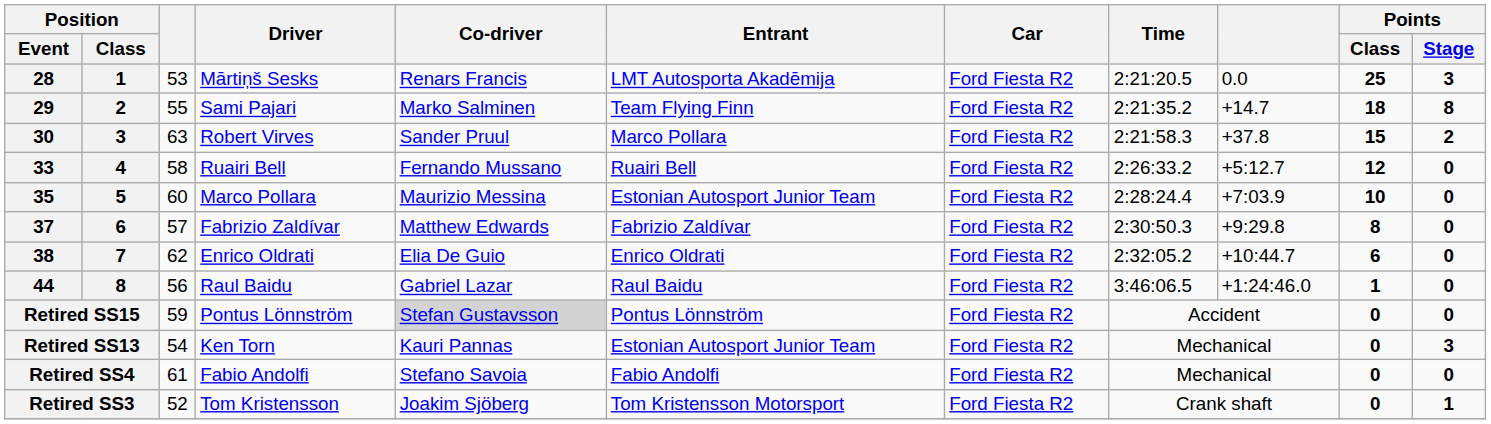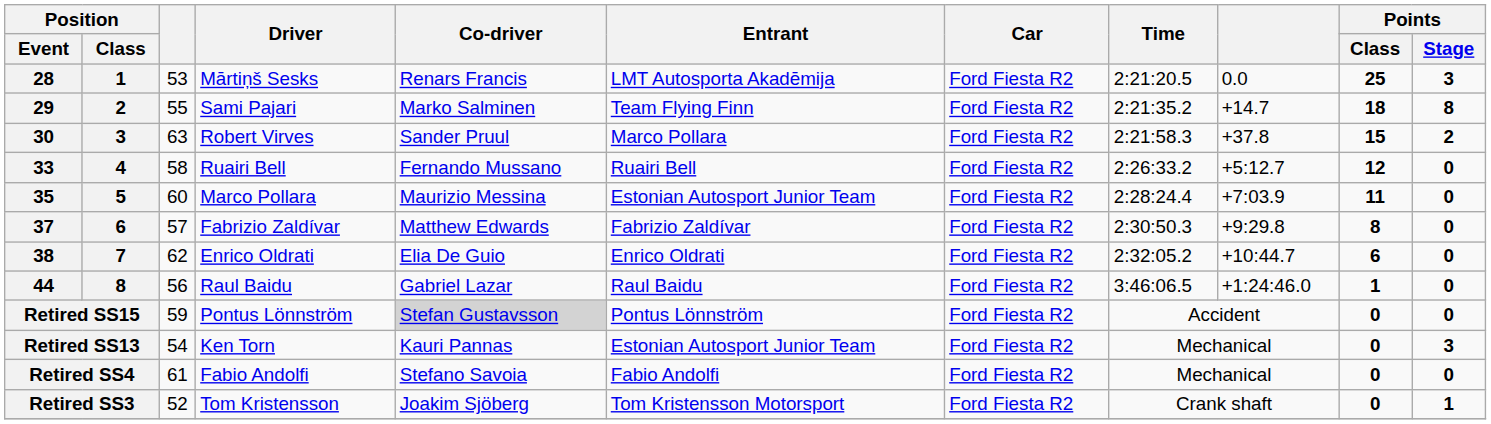(1375, 197) 10 -> (1375, 197) 11
